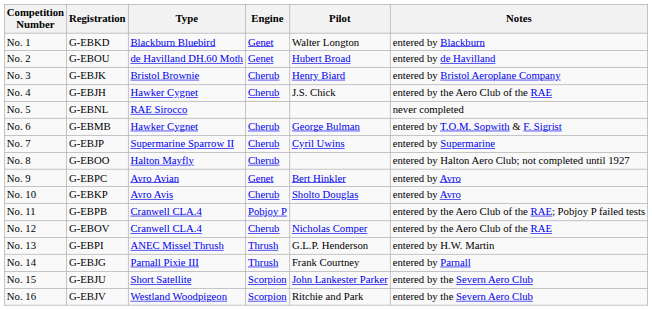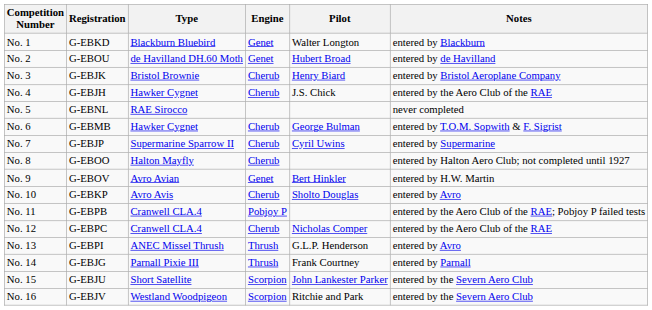(88, 178) G-EBPC -> (89, 178) G-EBOV
(427, 178) entered by Avro -> (444, 178) entered by H.W. Martin
(89, 229) G-EBOV -> (88, 229) G-EBPC
(444, 246) entered by H.W. Martin -> (427, 246) entered by Avro
